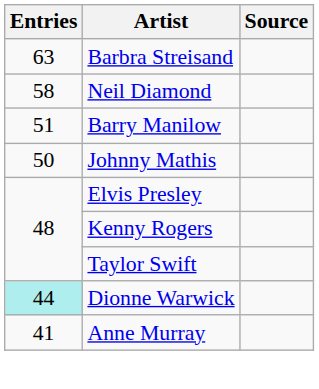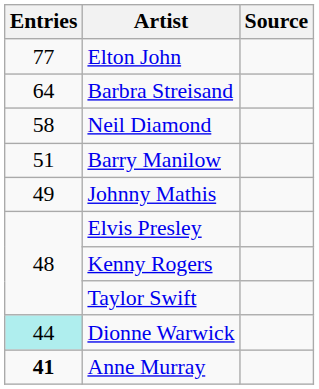+ row: (134, 56)
(44, 56) 63 -> (44, 90) 64
(44, 159) 50 -> (44, 194) 49
(44, 332) normal -> (44, 366) bold
